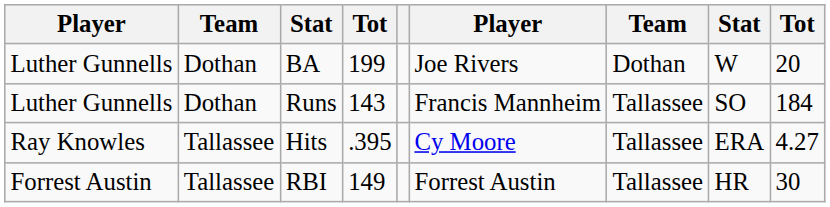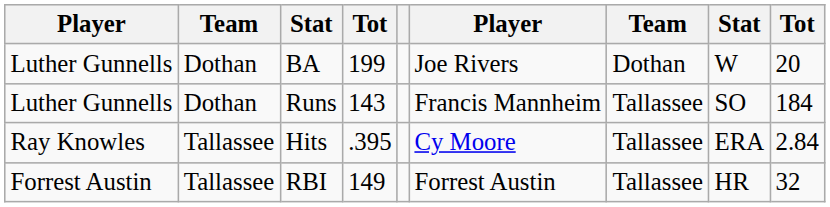(797, 142) 4.27 -> (797, 142) 2.84
(788, 181) 30 -> (788, 181) 32
